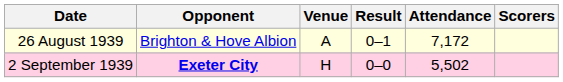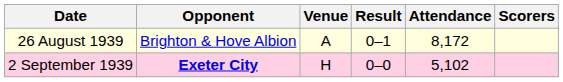(450, 40) 7,172 -> (450, 40) 8,172
(450, 64) 5,502 -> (450, 64) 5,102
